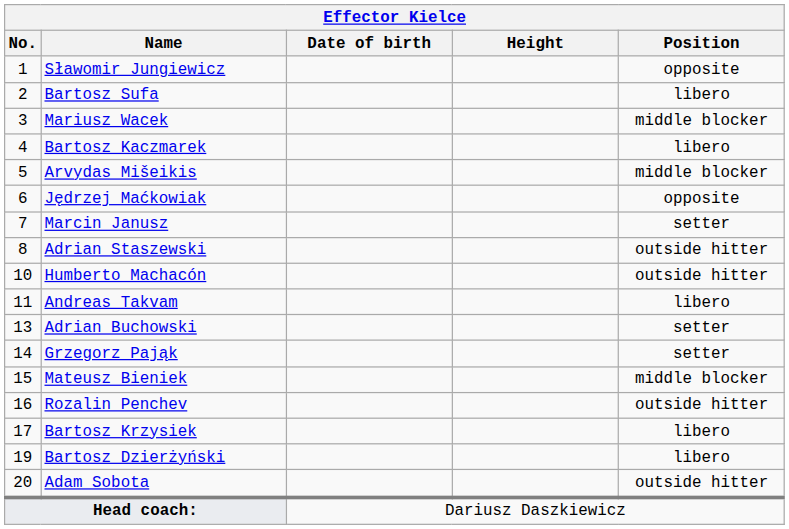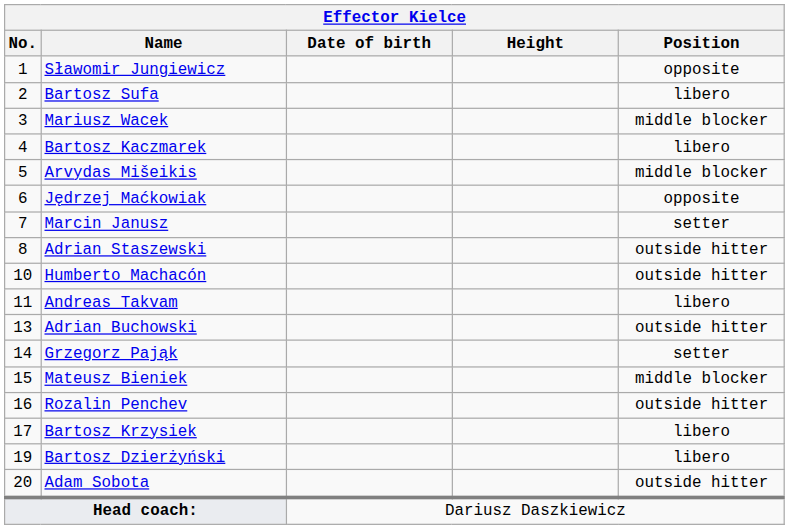(702, 328) setter -> (702, 328) outside hitter
